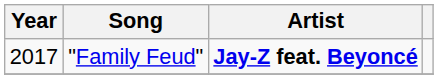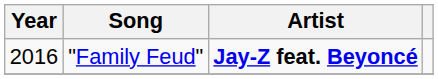(34, 56) 2017 -> (34, 56) 2016
